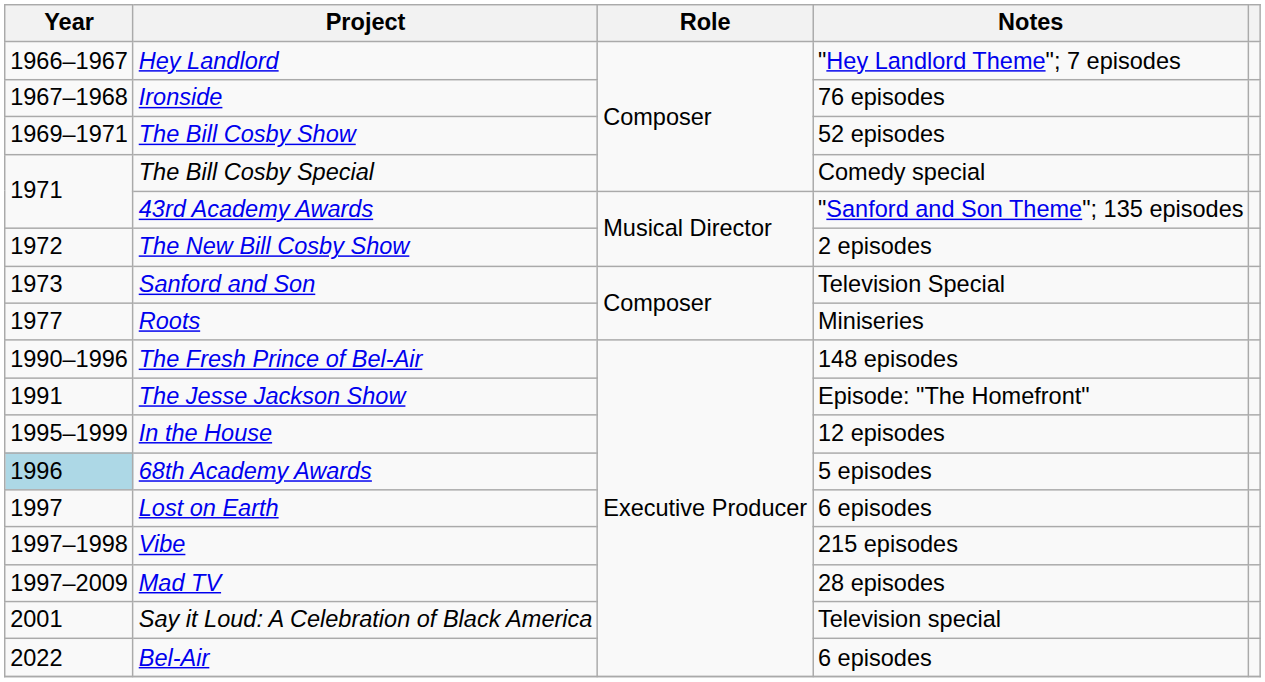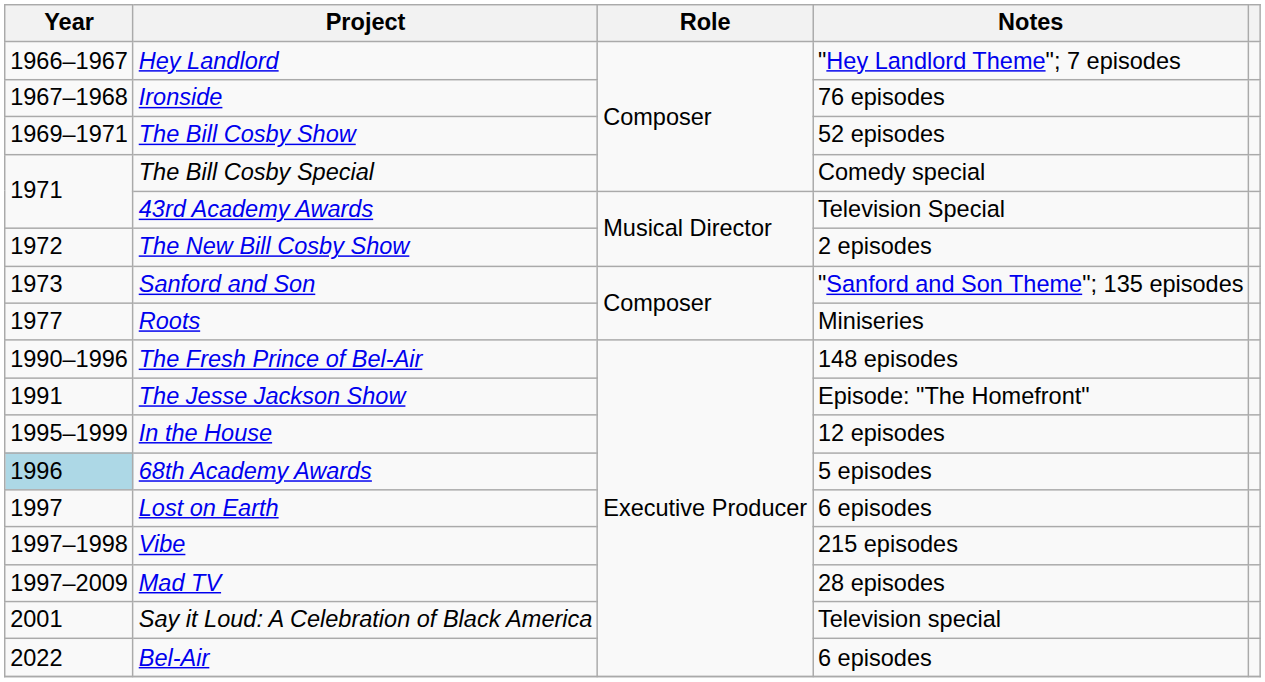(1031, 209) "Sanford and Son Theme"; 135 episodes -> (911, 209) Television Special
(911, 284) Television Special -> (1031, 284) "Sanford and Son Theme"; 135 episodes
